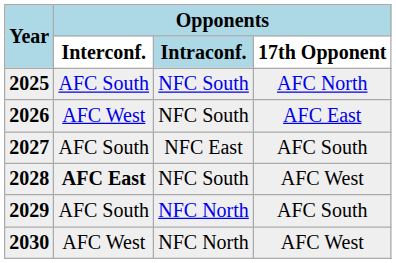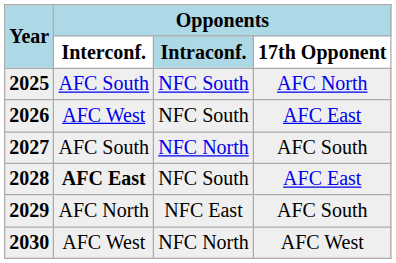(204, 147) NFC East -> (204, 147) NFC North
(322, 178) AFC West -> (322, 178) AFC East
(104, 210) AFC South -> (104, 210) AFC North
(204, 210) NFC North -> (204, 210) NFC East
